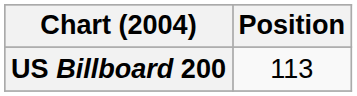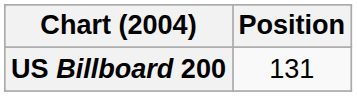(292, 68) 113 -> (292, 68) 131
